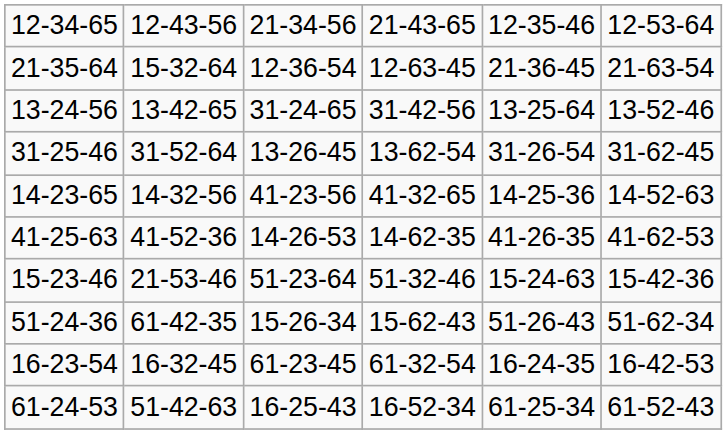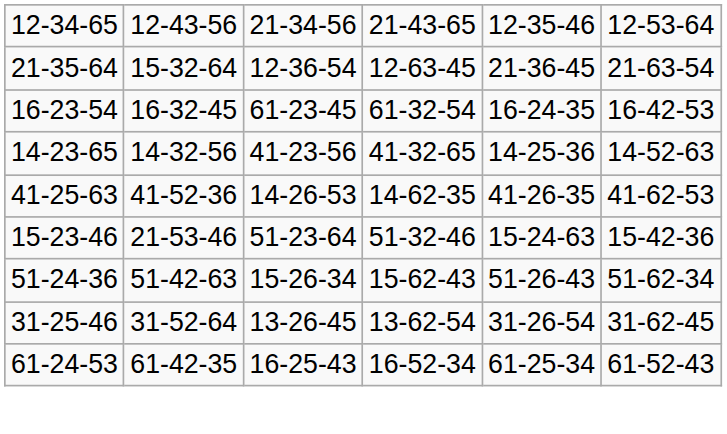- row: (64, 110)
rows swapped: (64, 152) <-> (64, 364)
(184, 322) 61-42-35 -> (184, 279) 51-42-63
(184, 407) 51-42-63 -> (184, 364) 61-42-35
